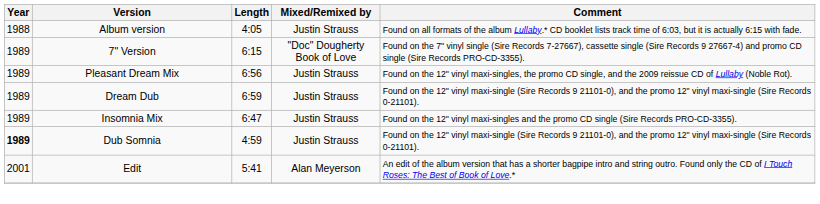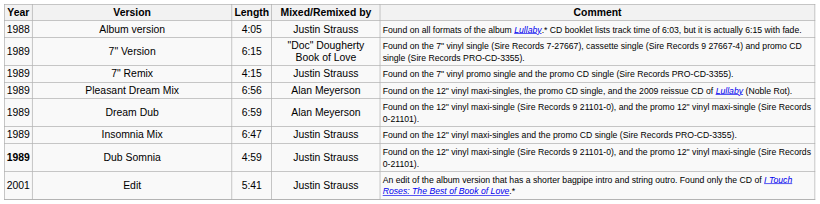+ row: (132, 73)
(326, 73) Justin Strauss -> (326, 90) Alan Meyerson
(326, 96) Justin Strauss -> (326, 112) Alan Meyerson
(326, 169) Alan Meyerson -> (326, 185) Justin Strauss
